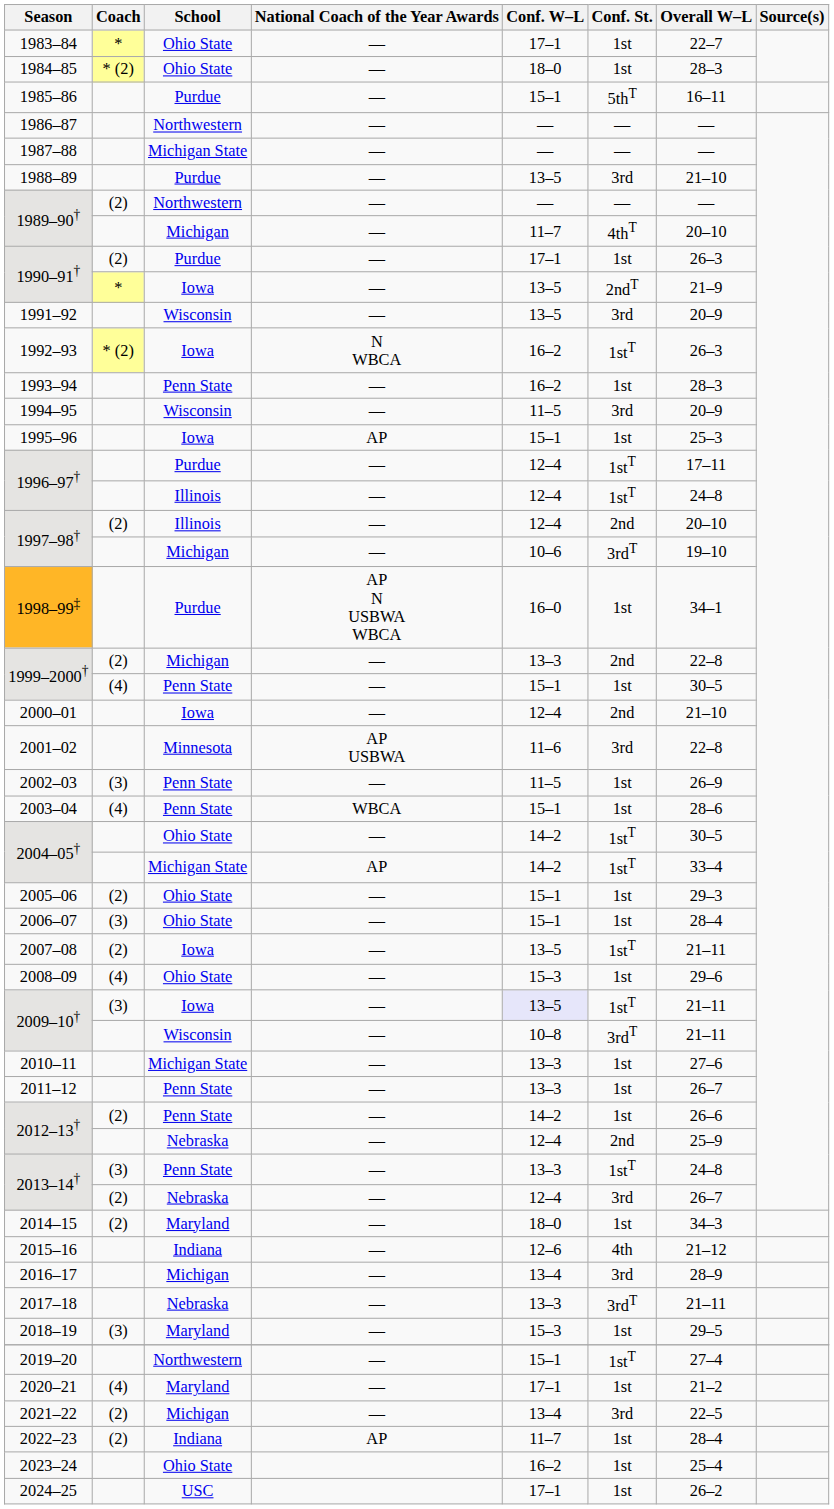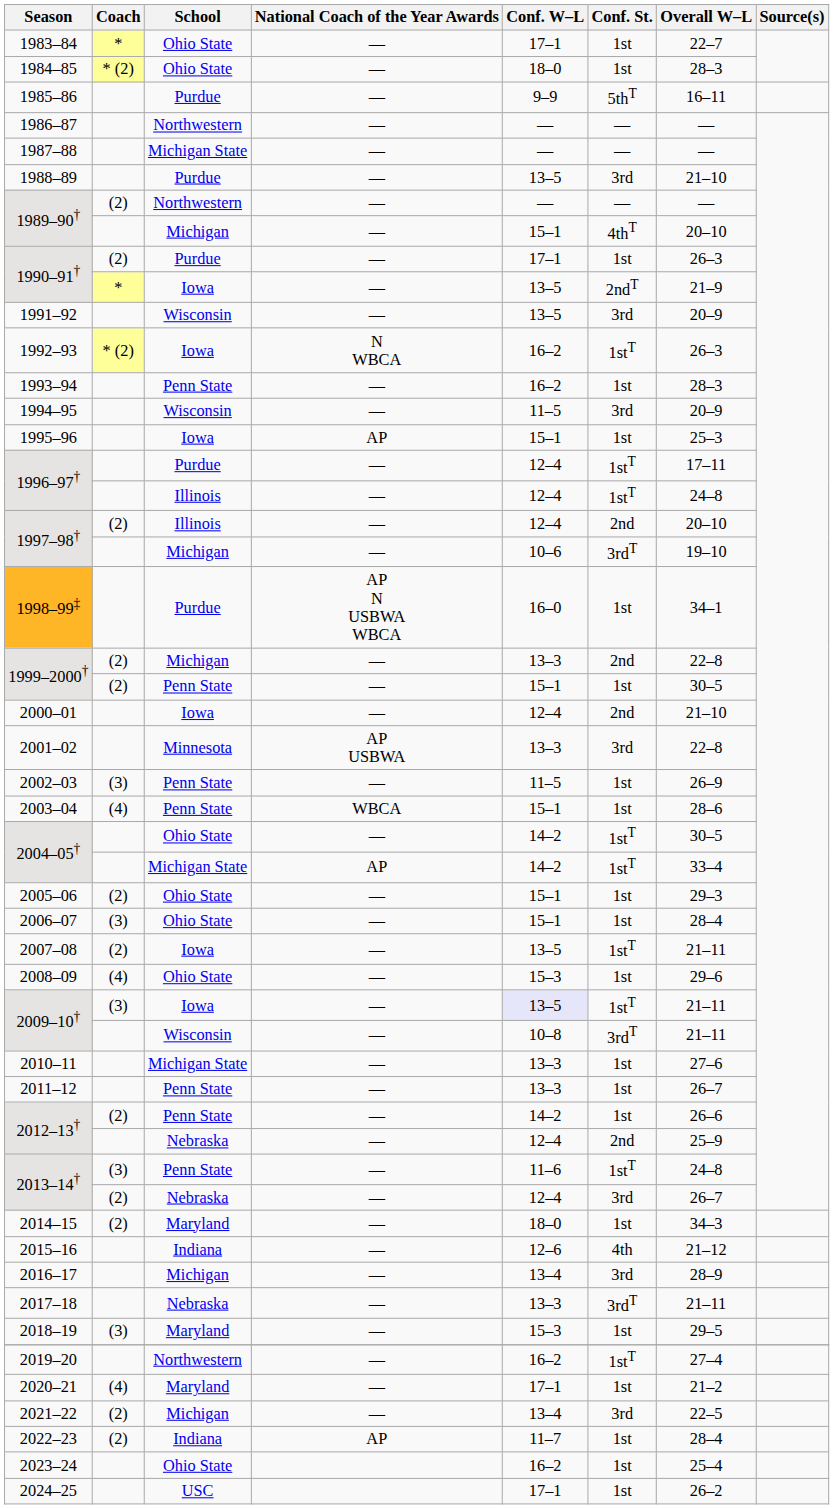(545, 97) 15–1 -> (545, 97) 9–9
(545, 231) 11–7 -> (545, 231) 15–1
(118, 686) (4) -> (118, 686) (2)
(545, 747) 11–6 -> (545, 747) 13–3
(545, 1169) 13–3 -> (545, 1169) 11–6
(545, 1359) 15–1 -> (545, 1359) 16–2
